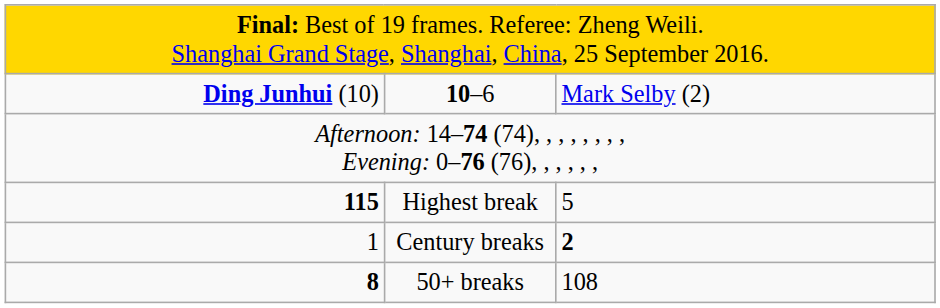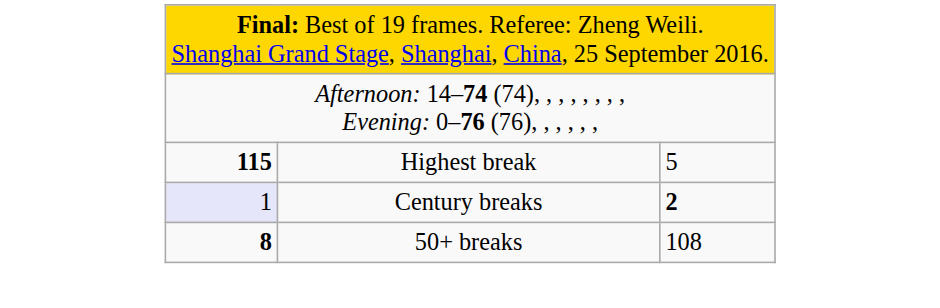- row: (470, 93)
(373, 242) no background -> (266, 202) lavender background
